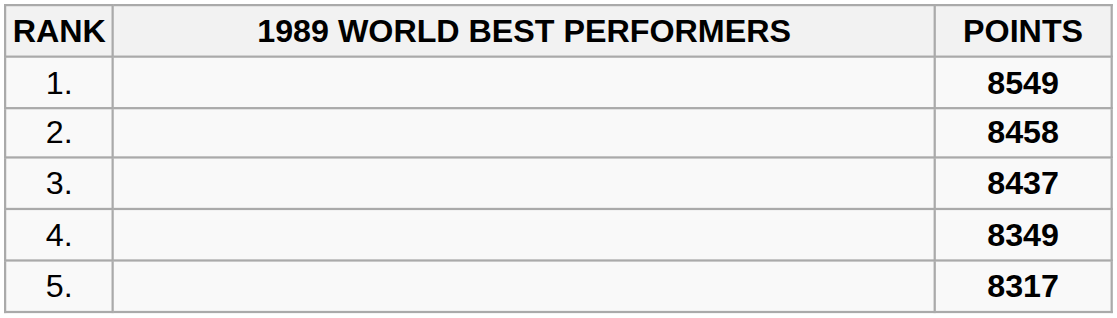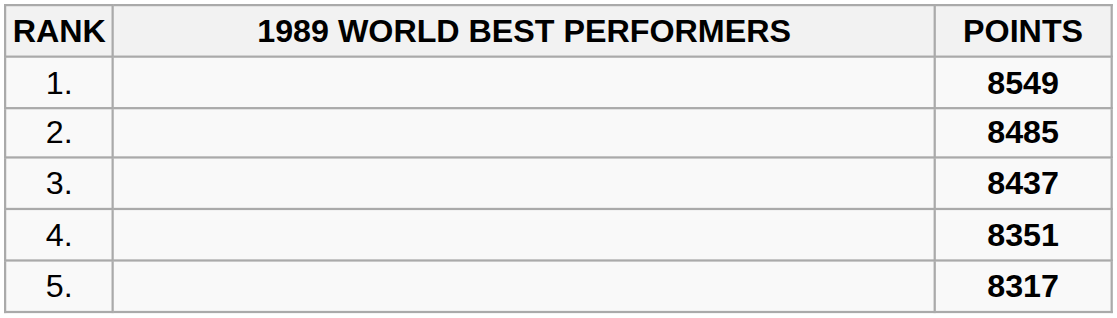(1023, 133) 8458 -> (1023, 133) 8485
(1023, 235) 8349 -> (1023, 235) 8351
